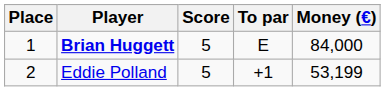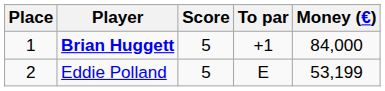(263, 45) E -> (263, 45) +1
(263, 72) +1 -> (263, 72) E
